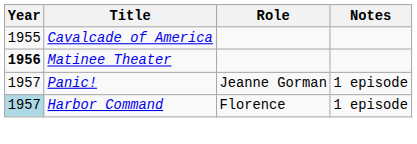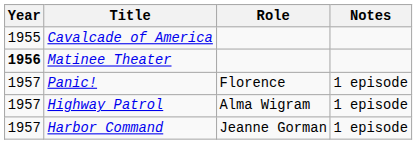(273, 83) Jeanne Gorman -> (252, 83) Florence
+ row: (105, 106)
(24, 106) lightblue background -> (24, 128) no background
(252, 106) Florence -> (273, 128) Jeanne Gorman
